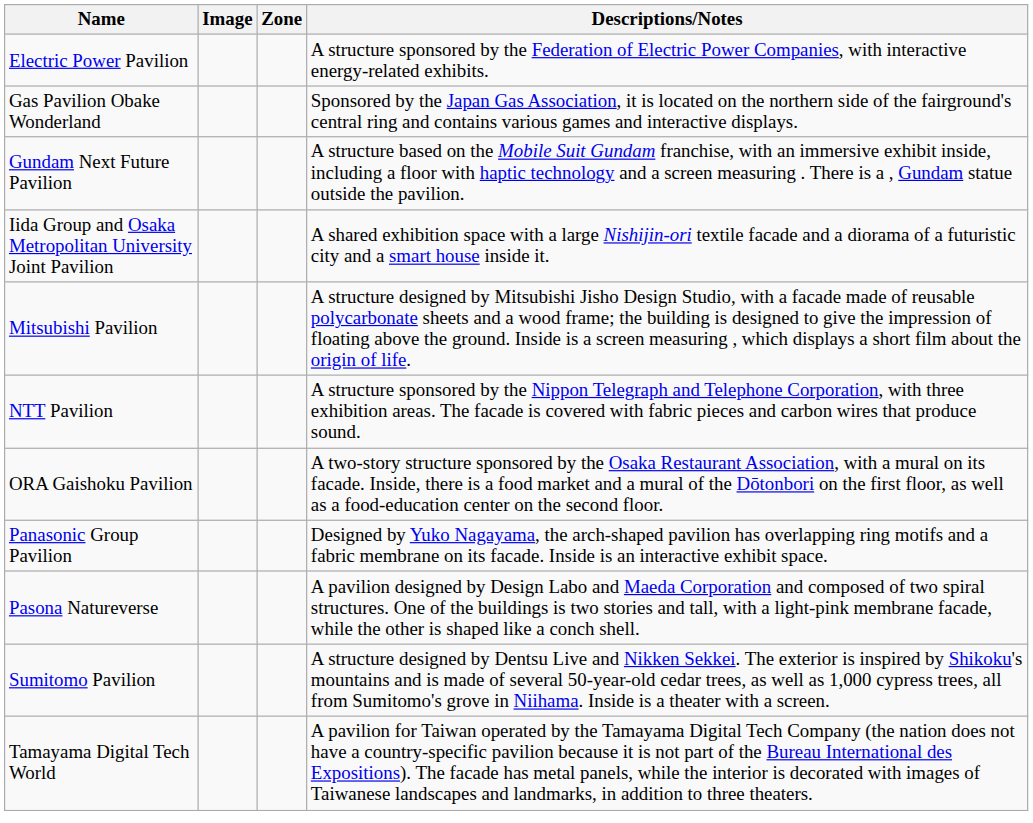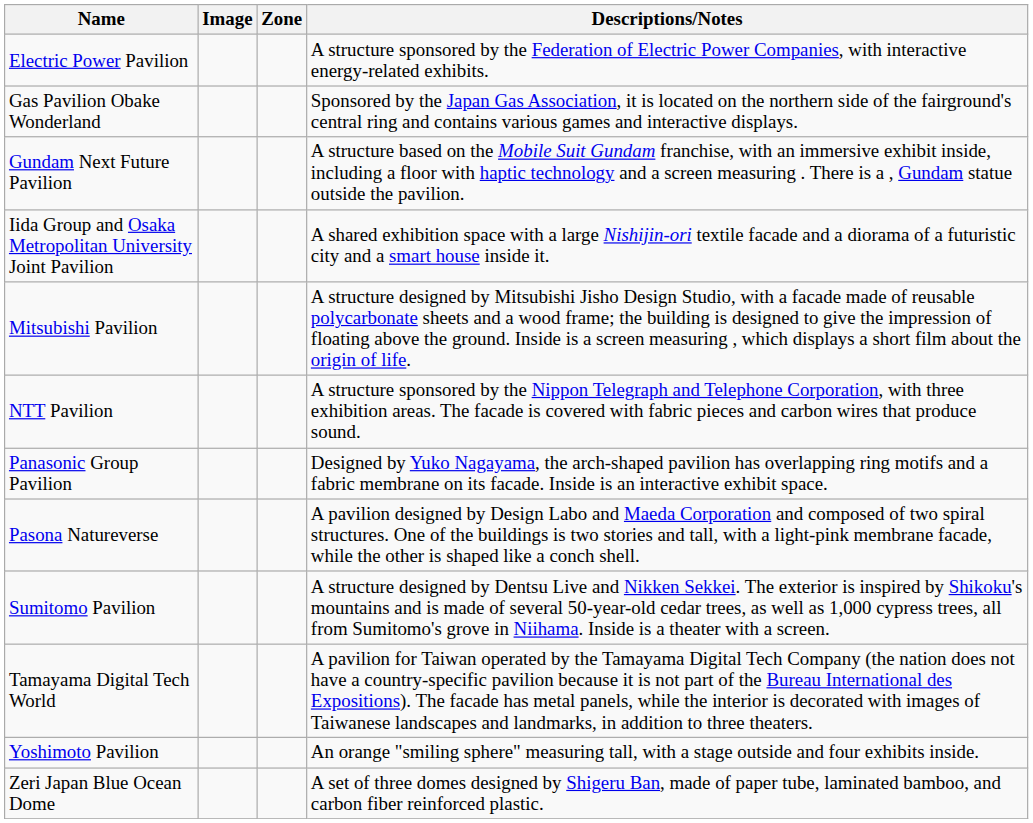- row: (101, 483)
+ row: (84, 752)
+ row: (95, 792)
